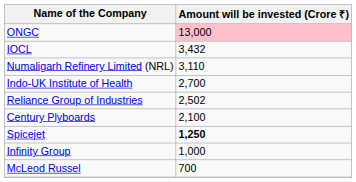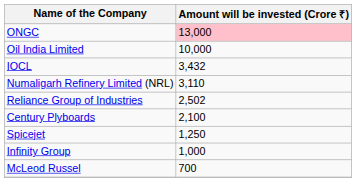+ row: (45, 49)
- row: (70, 83)
(192, 134) bold -> (192, 134) normal
